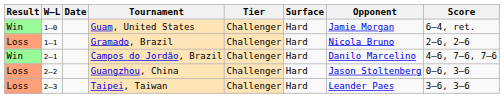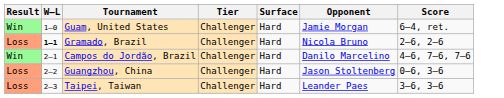- column: (75, 12)
(51, 42) normal -> (51, 41) bold
